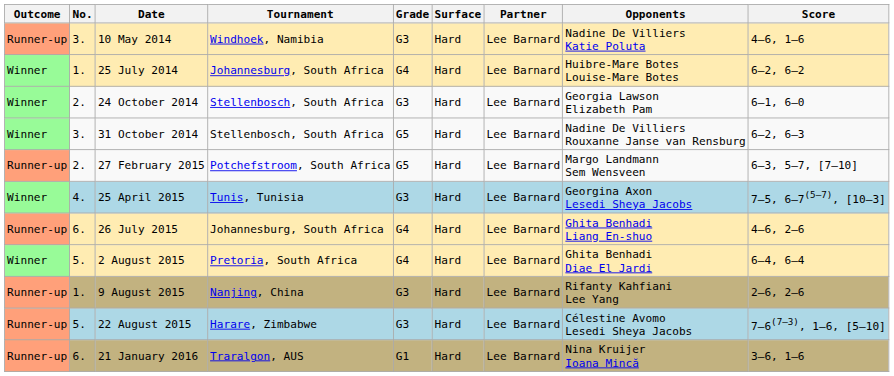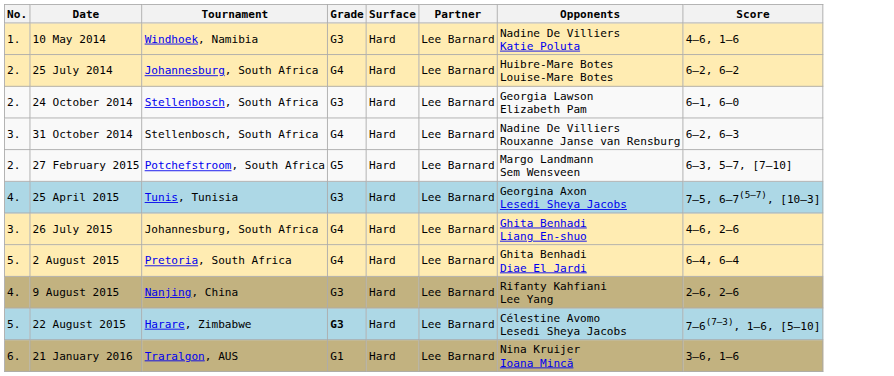- column: (37, 13)
(79, 38) 3. -> (14, 38) 1.
(79, 70) 1. -> (14, 70) 2.
(402, 134) G5 -> (337, 134) G4
(79, 229) 6. -> (14, 229) 3.
(79, 292) 1. -> (14, 292) 4.
(402, 324) normal -> (337, 324) bold
